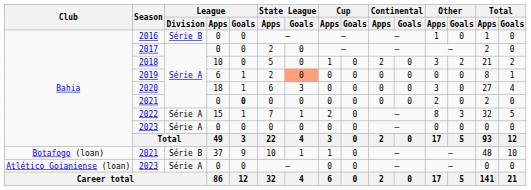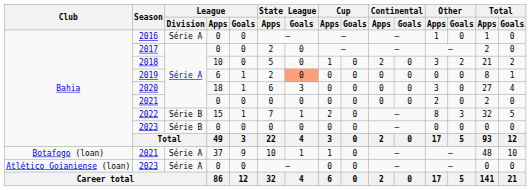(186, 37) Série B -> (186, 37) Série A
(243, 101) bold -> (243, 101) normal
(186, 114) Série A -> (186, 114) Série B
(186, 127) Série A -> (186, 127) Série B
(186, 153) Série B -> (186, 153) Série A
